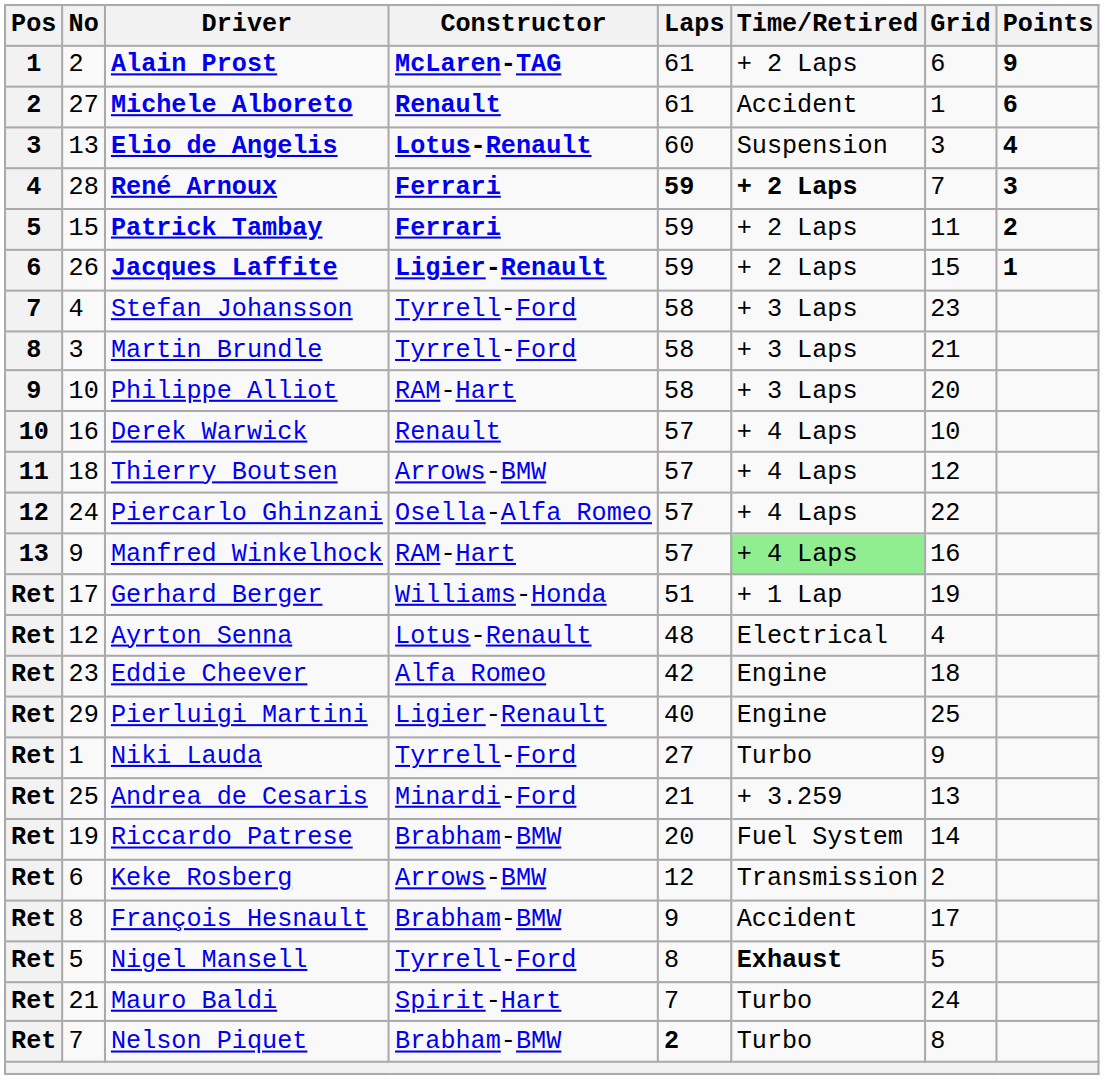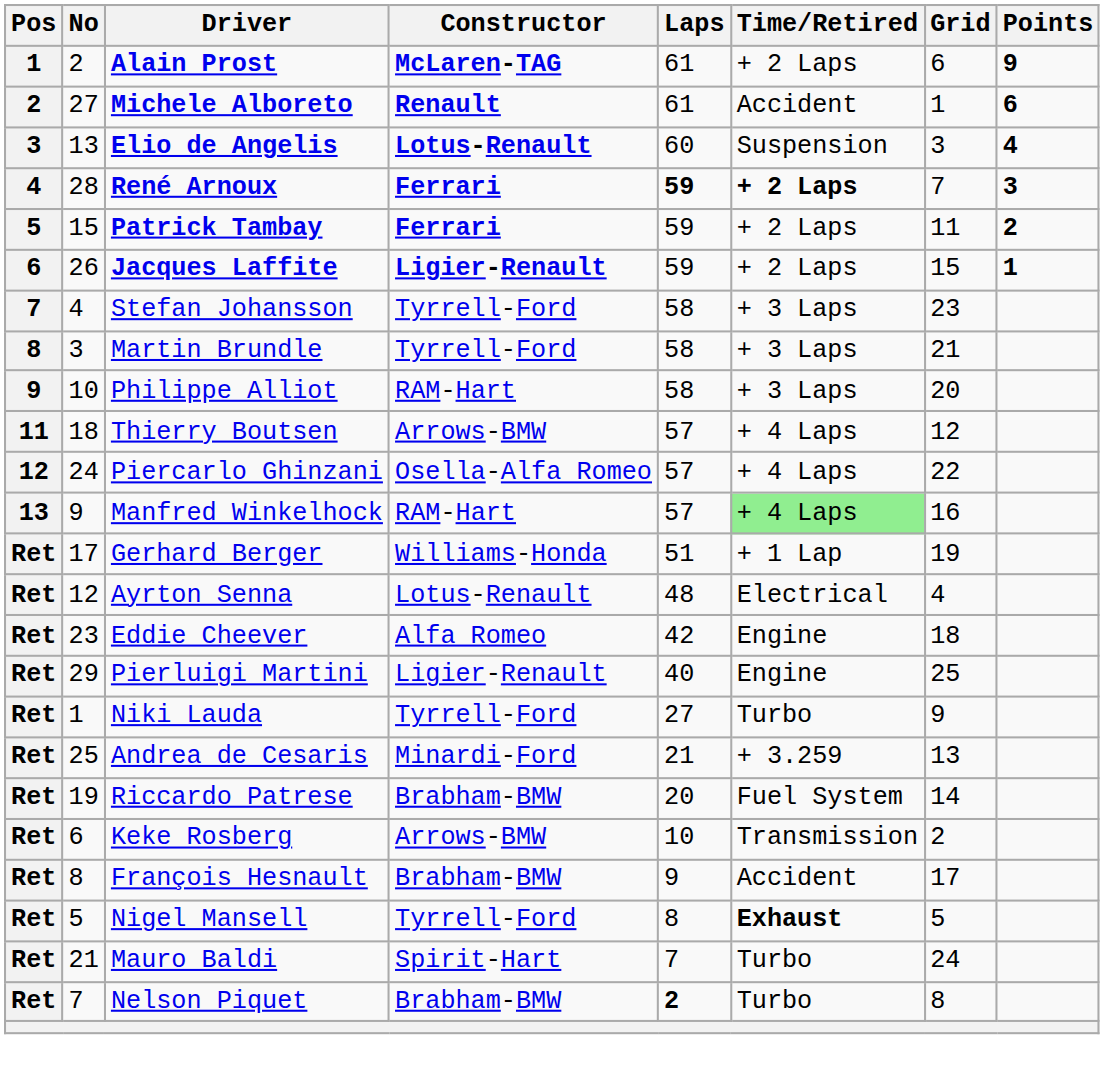- row: (209, 432)
(679, 880) 12 -> (679, 839) 10
